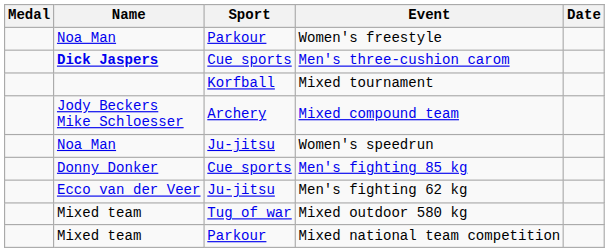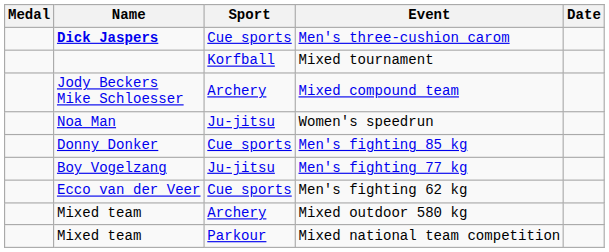- row: (370, 39)
+ row: (383, 169)
(241, 191) Ju-jitsu -> (250, 191) Cue sports
(250, 214) Tug of war -> (237, 214) Archery
